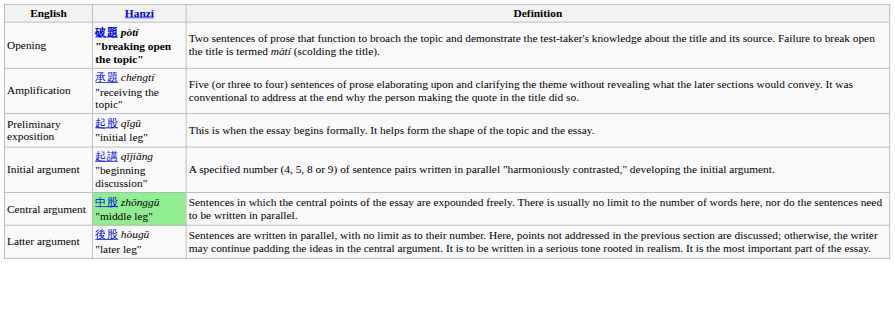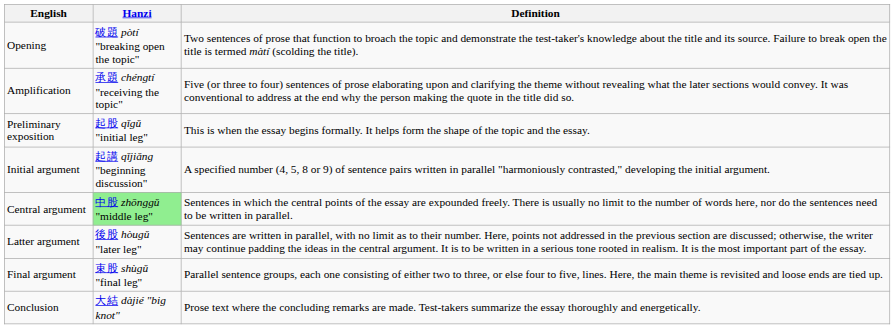(133, 45) bold -> (130, 45) normal
+ row: (41, 274)
+ row: (33, 307)
